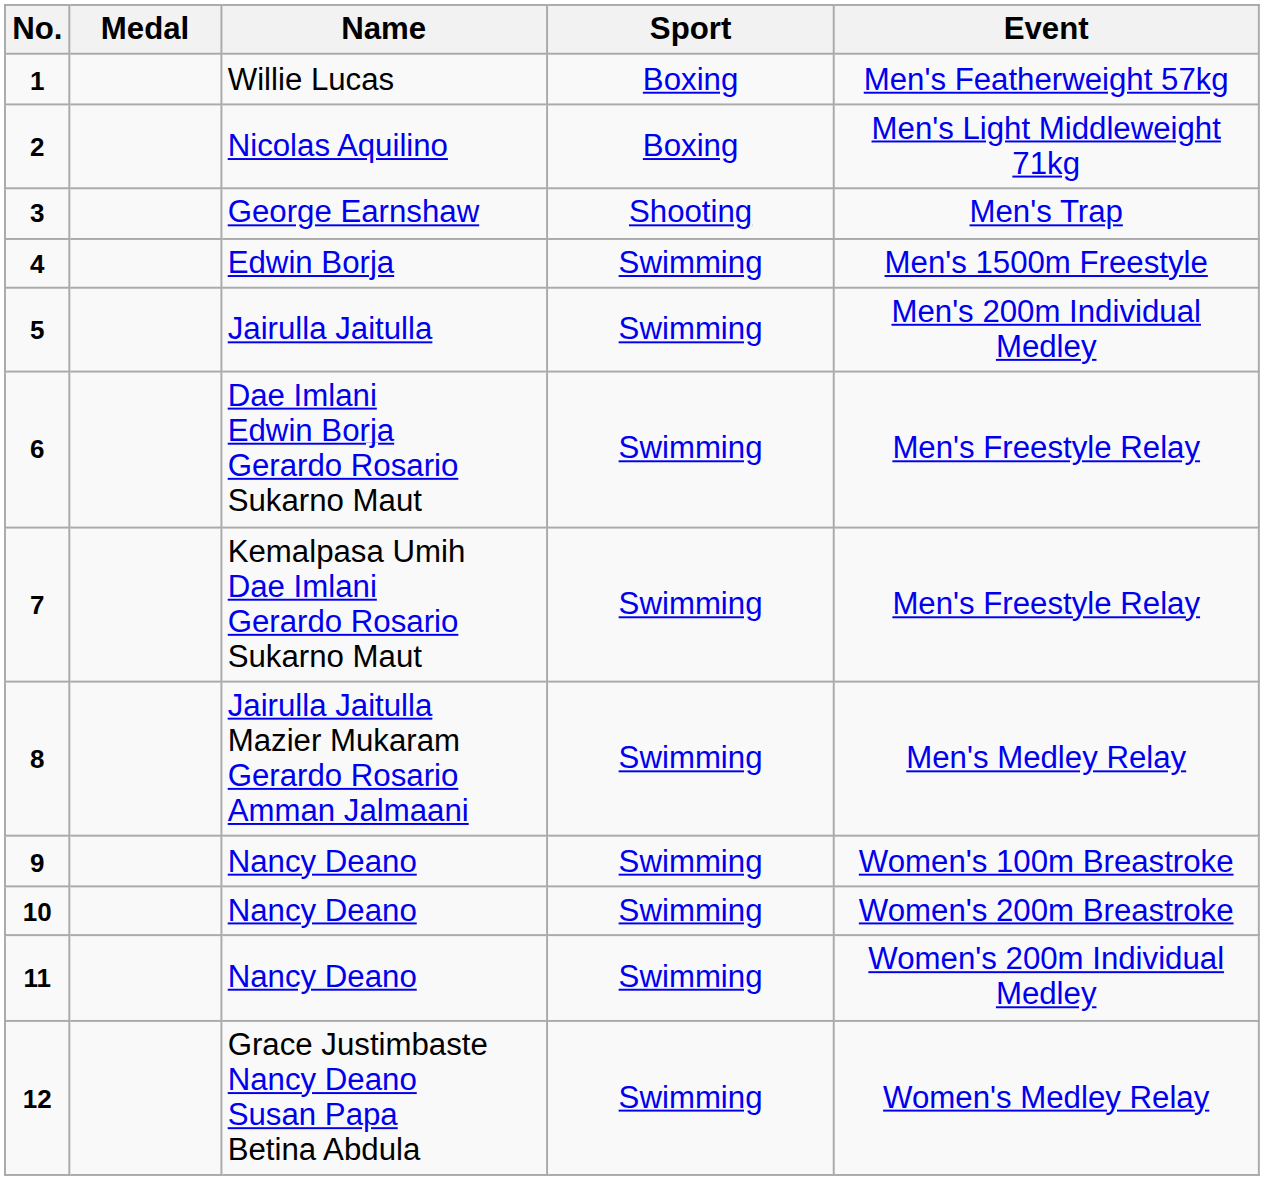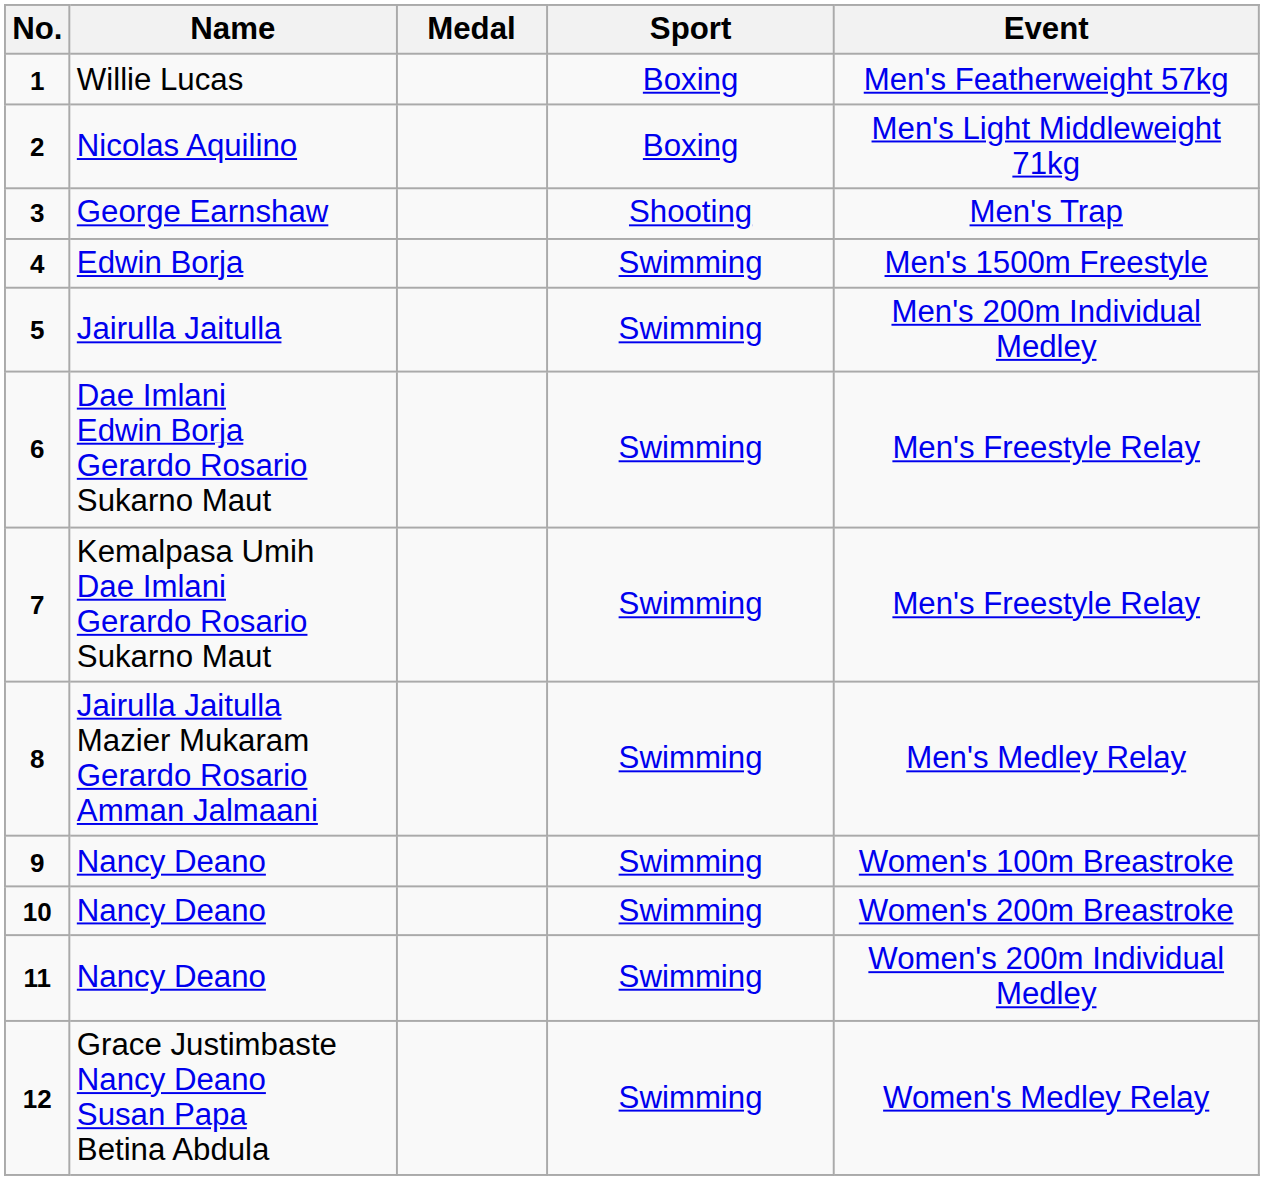columns swapped: (145, 29) <-> (384, 29)
